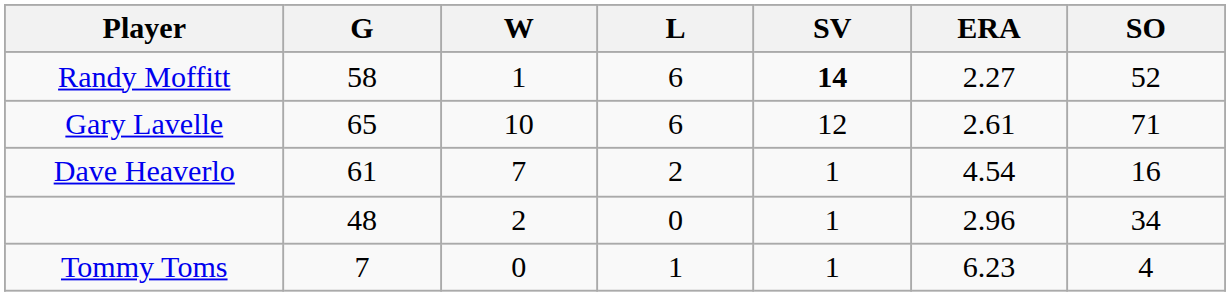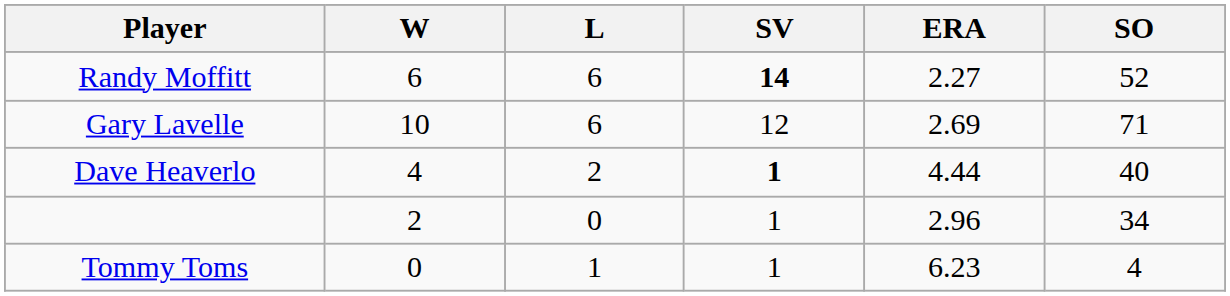- column: (362, 28)
(519, 76) 1 -> (415, 76) 6
(989, 123) 2.61 -> (954, 123) 2.69
(519, 171) 7 -> (415, 171) 4
(832, 171) normal -> (774, 171) bold
(989, 171) 4.54 -> (954, 171) 4.44
(1146, 171) 16 -> (1134, 171) 40
